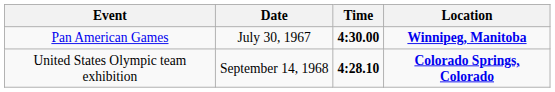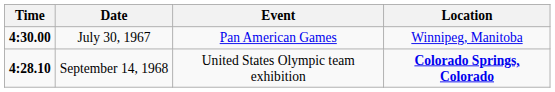columns swapped: (358, 15) <-> (110, 15)
(467, 38) bold -> (467, 38) normal
